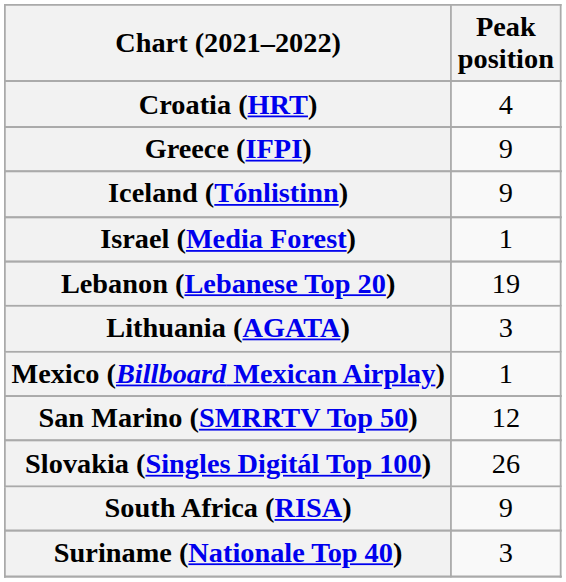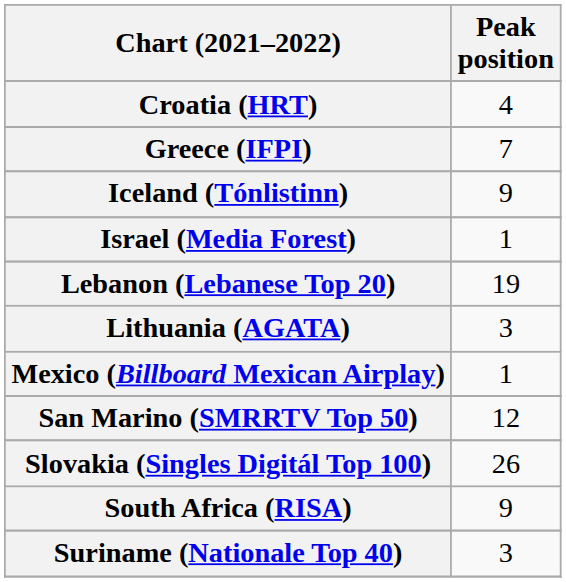(506, 148) 9 -> (506, 148) 7
